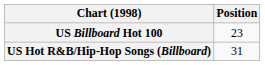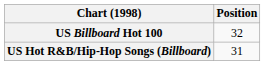(237, 32) 23 -> (237, 32) 32
